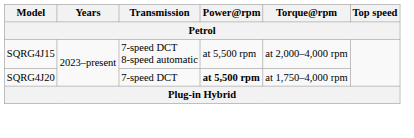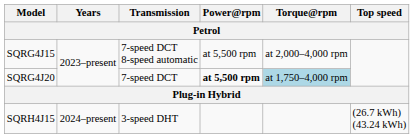(306, 77) no background -> (306, 77) lightblue background
+ row: (31, 118)
